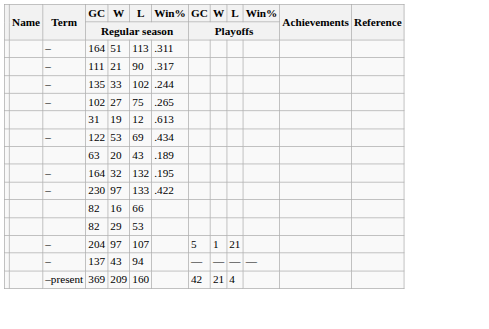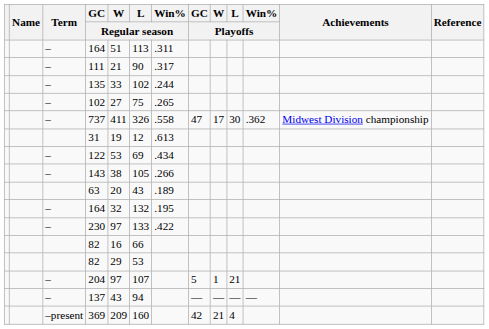+ row: (48, 119)
+ row: (48, 173)
